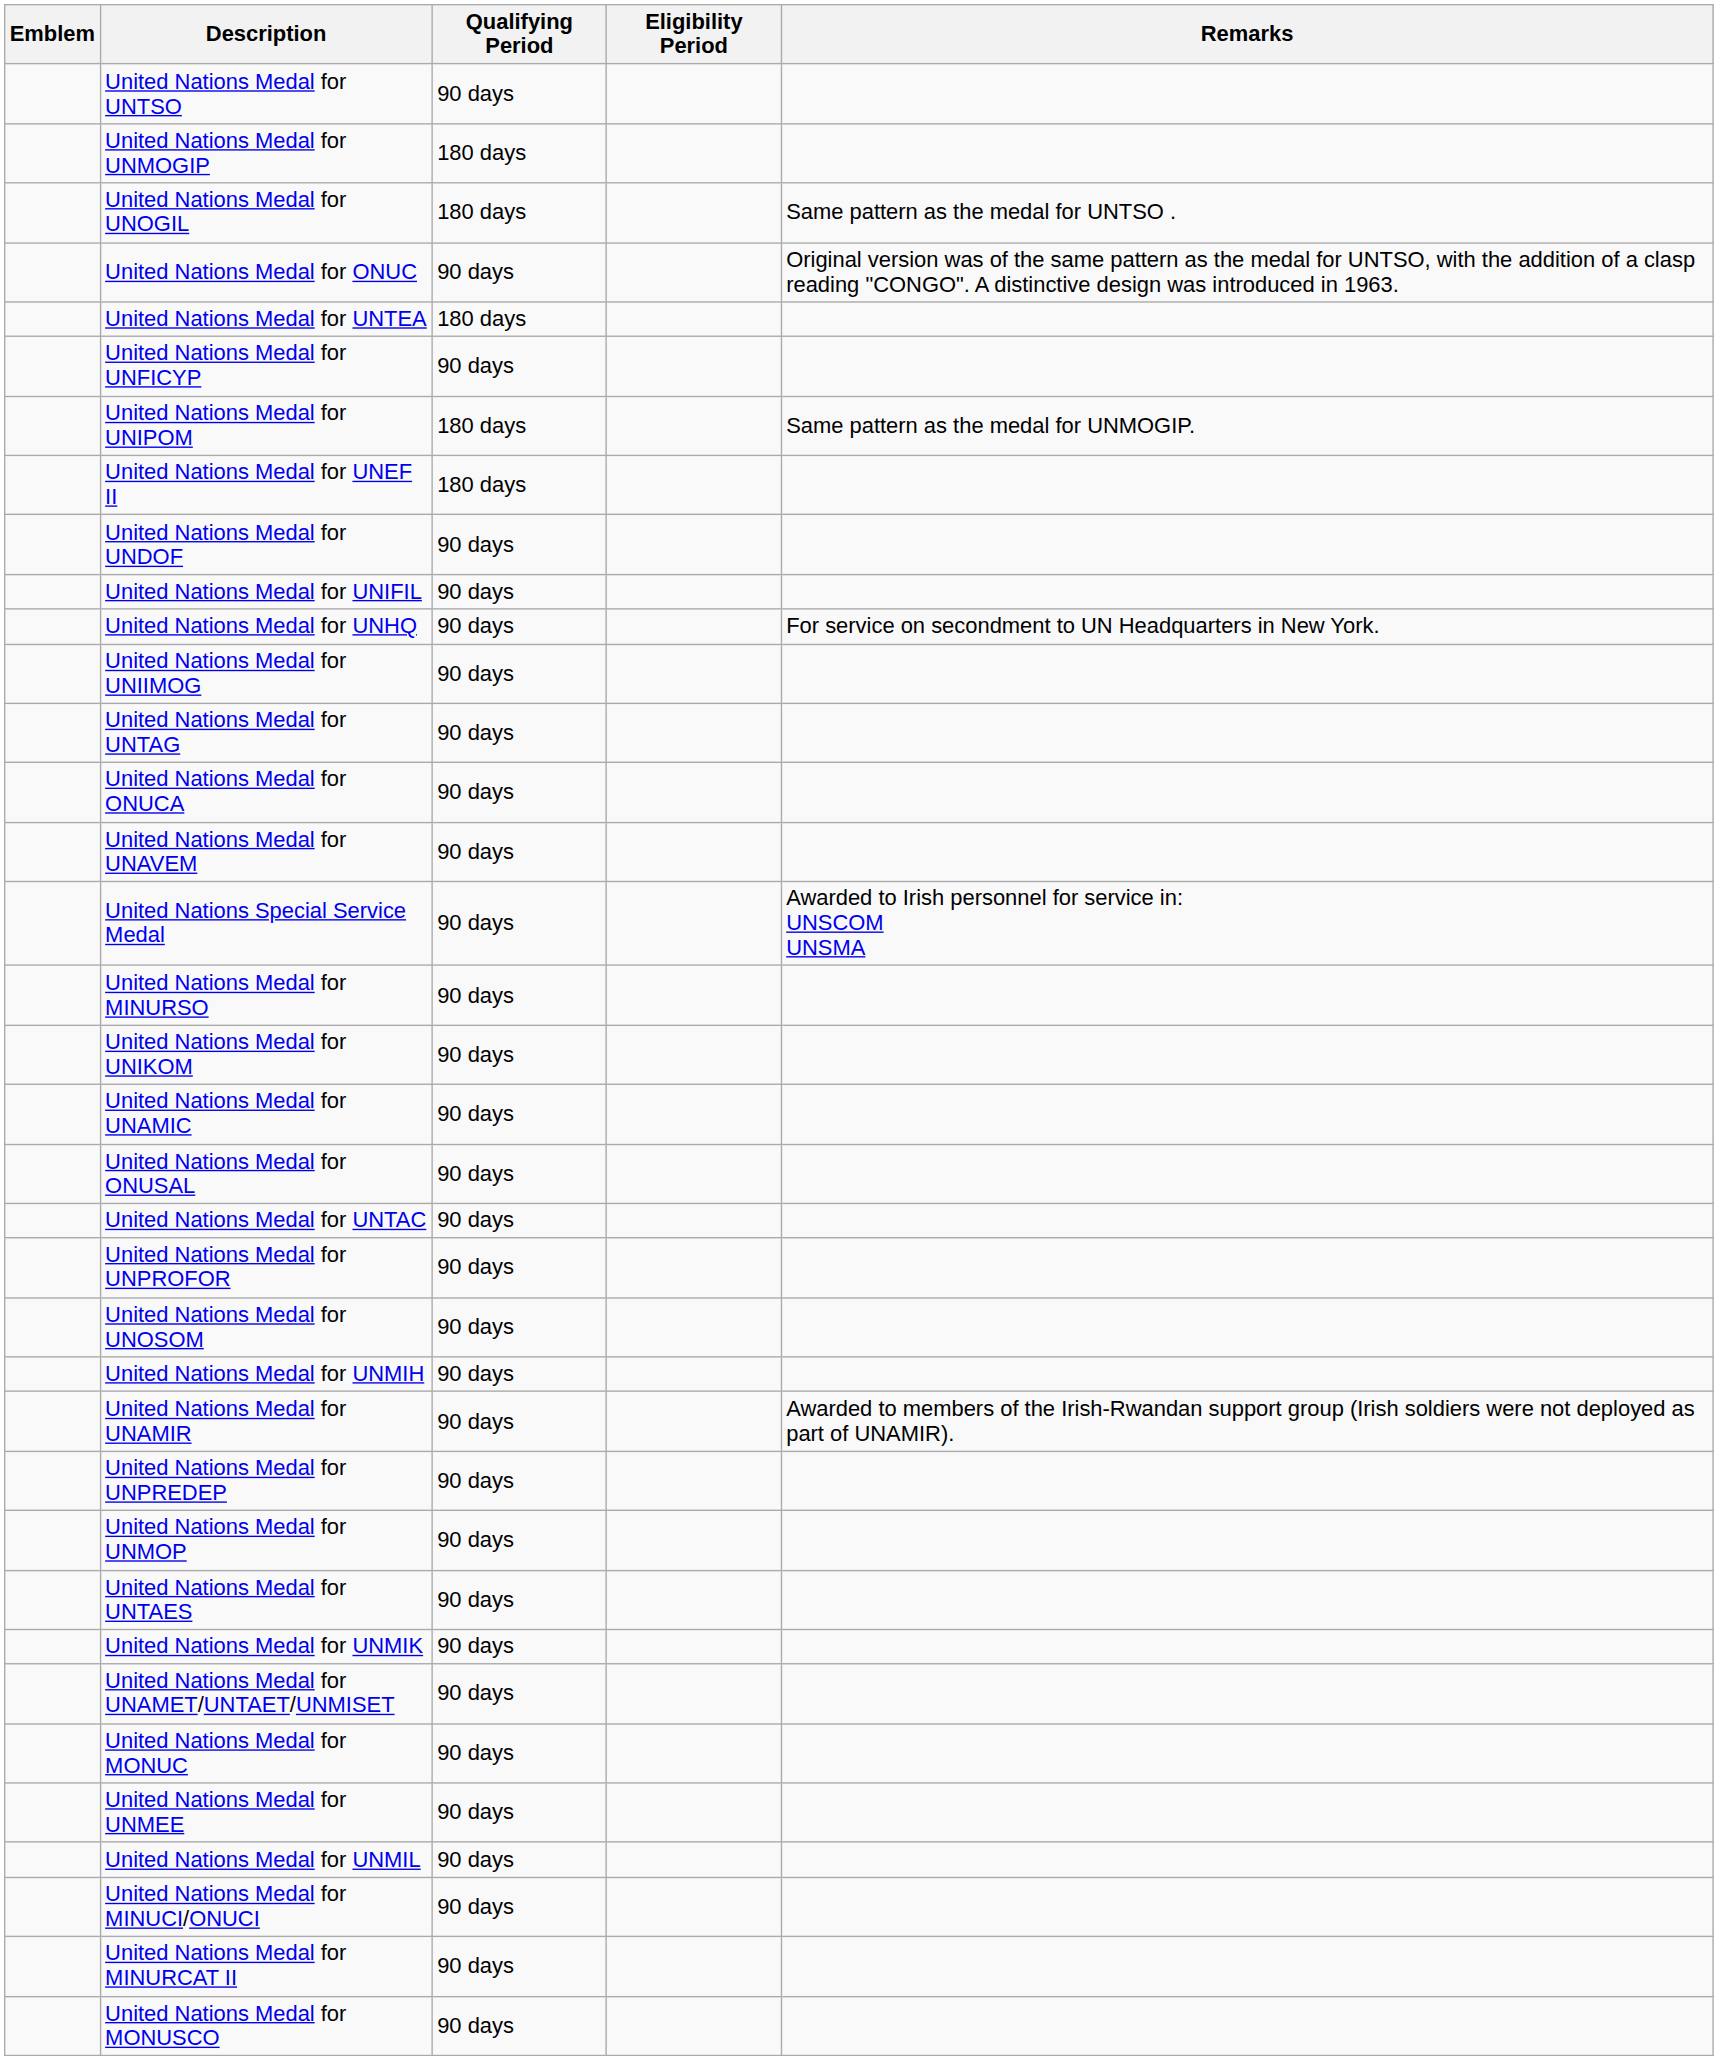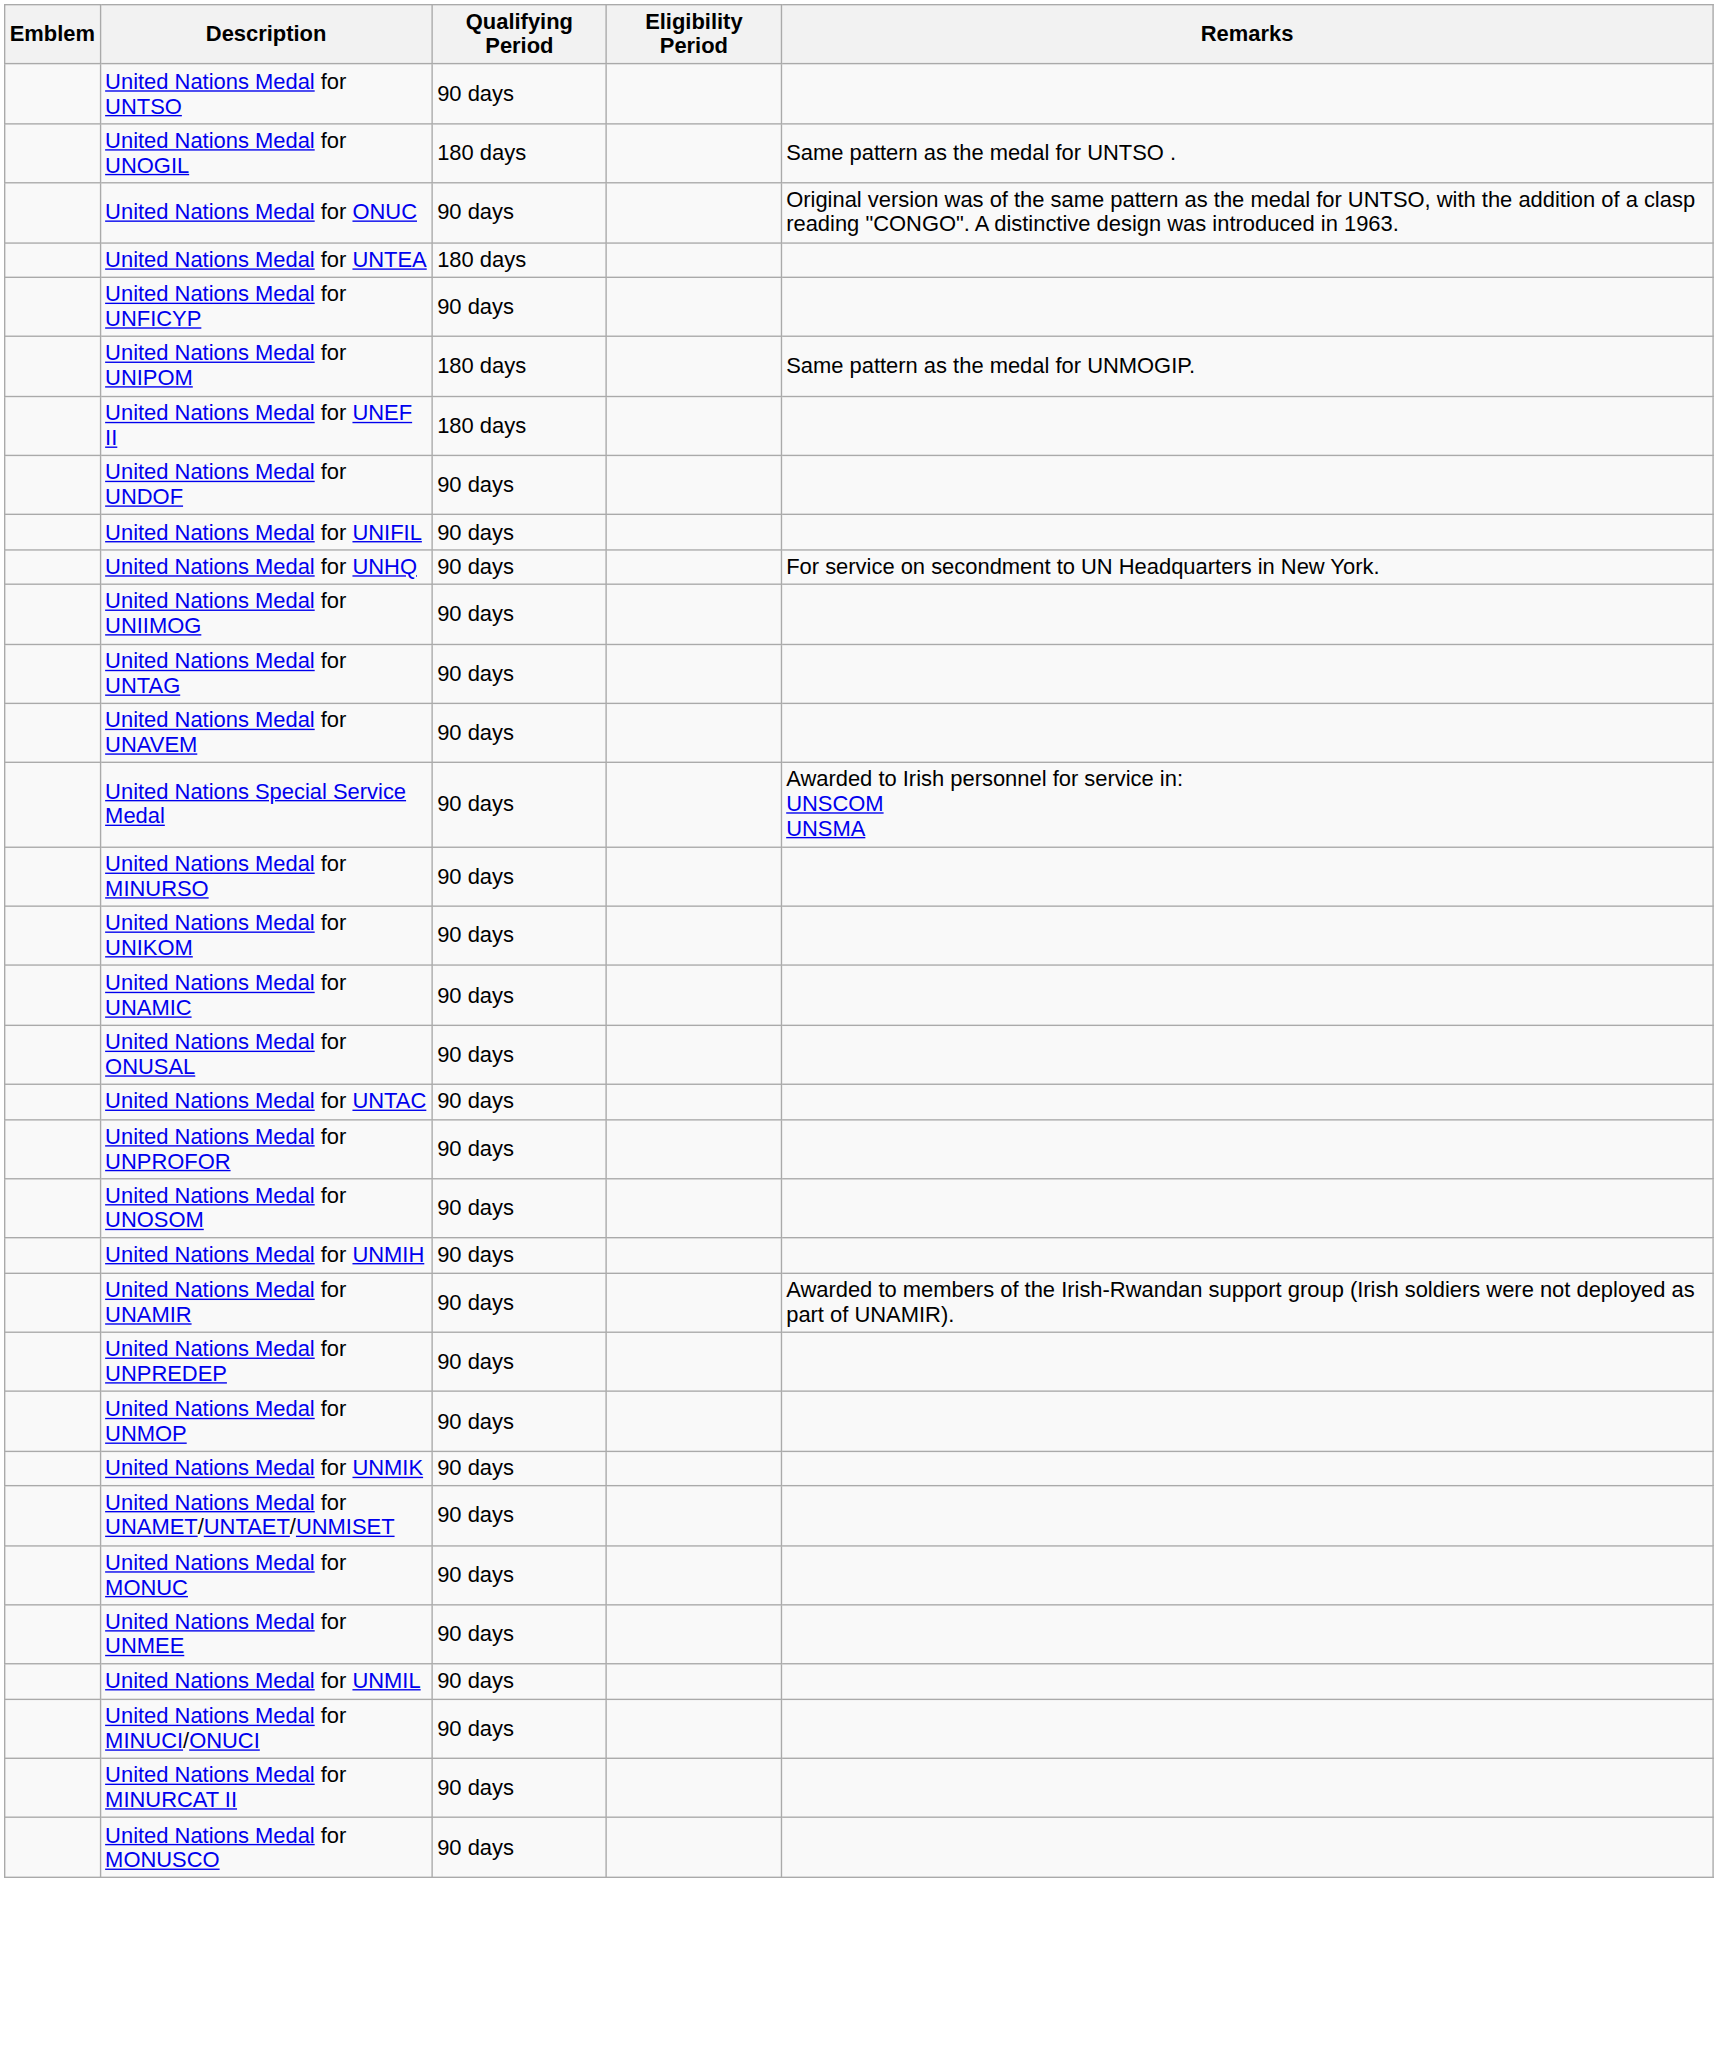- row: (226, 153)
- row: (226, 792)
- row: (226, 1599)
